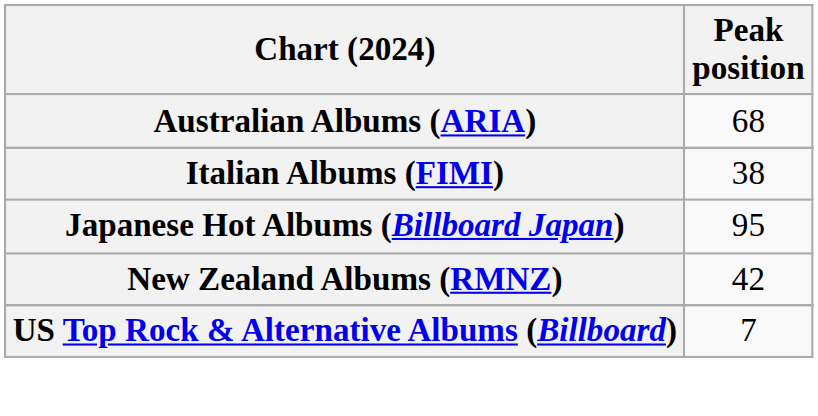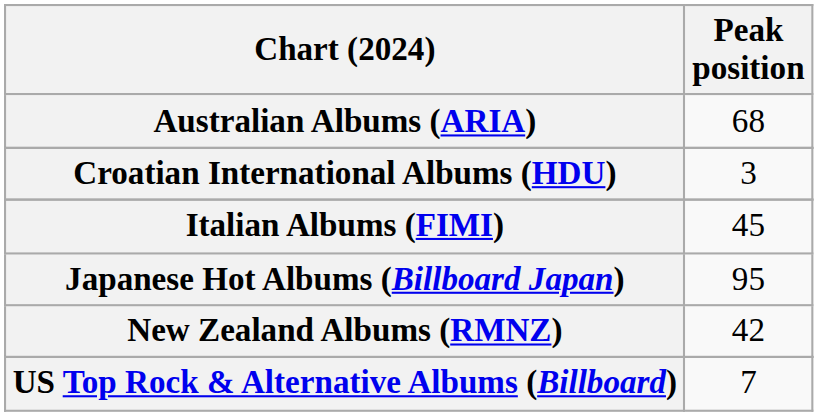+ row: (345, 173)
(748, 173) 38 -> (748, 225) 45
